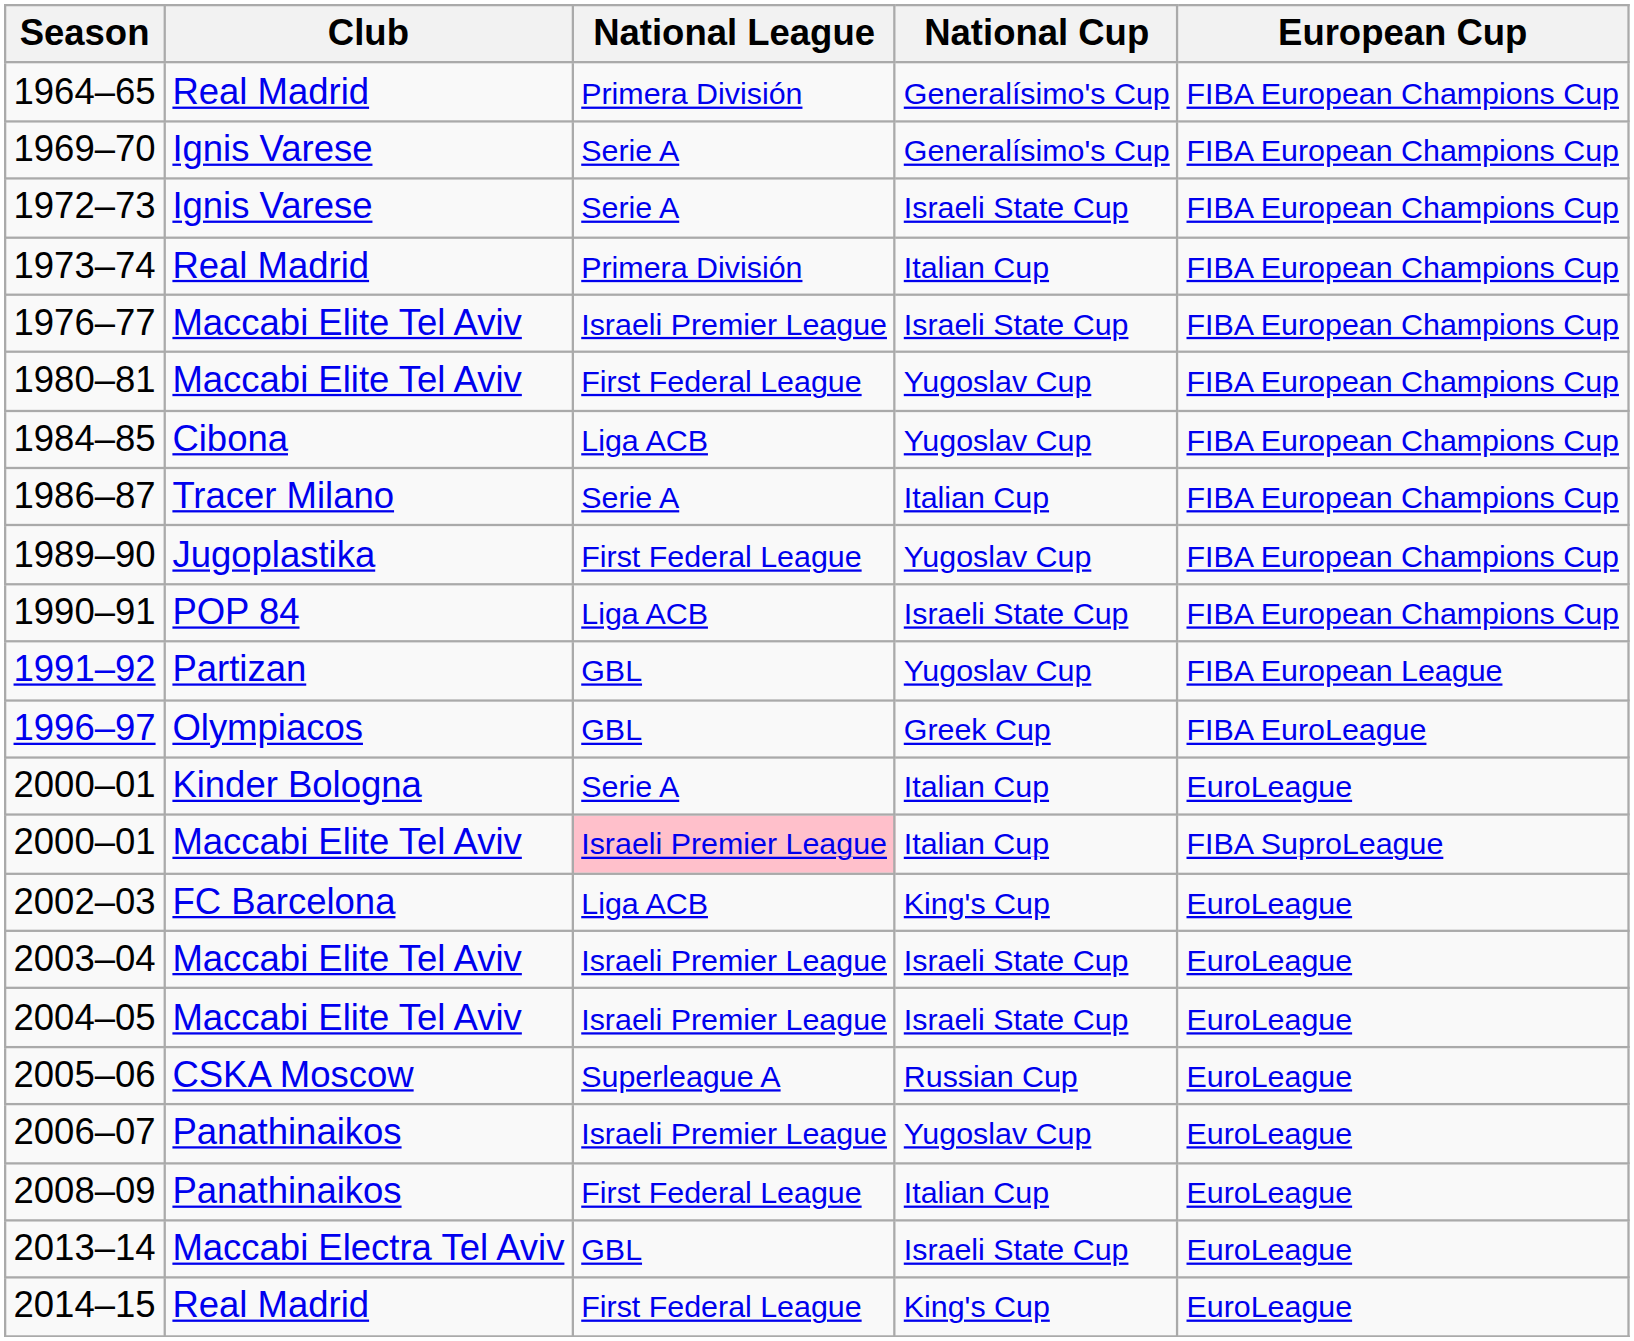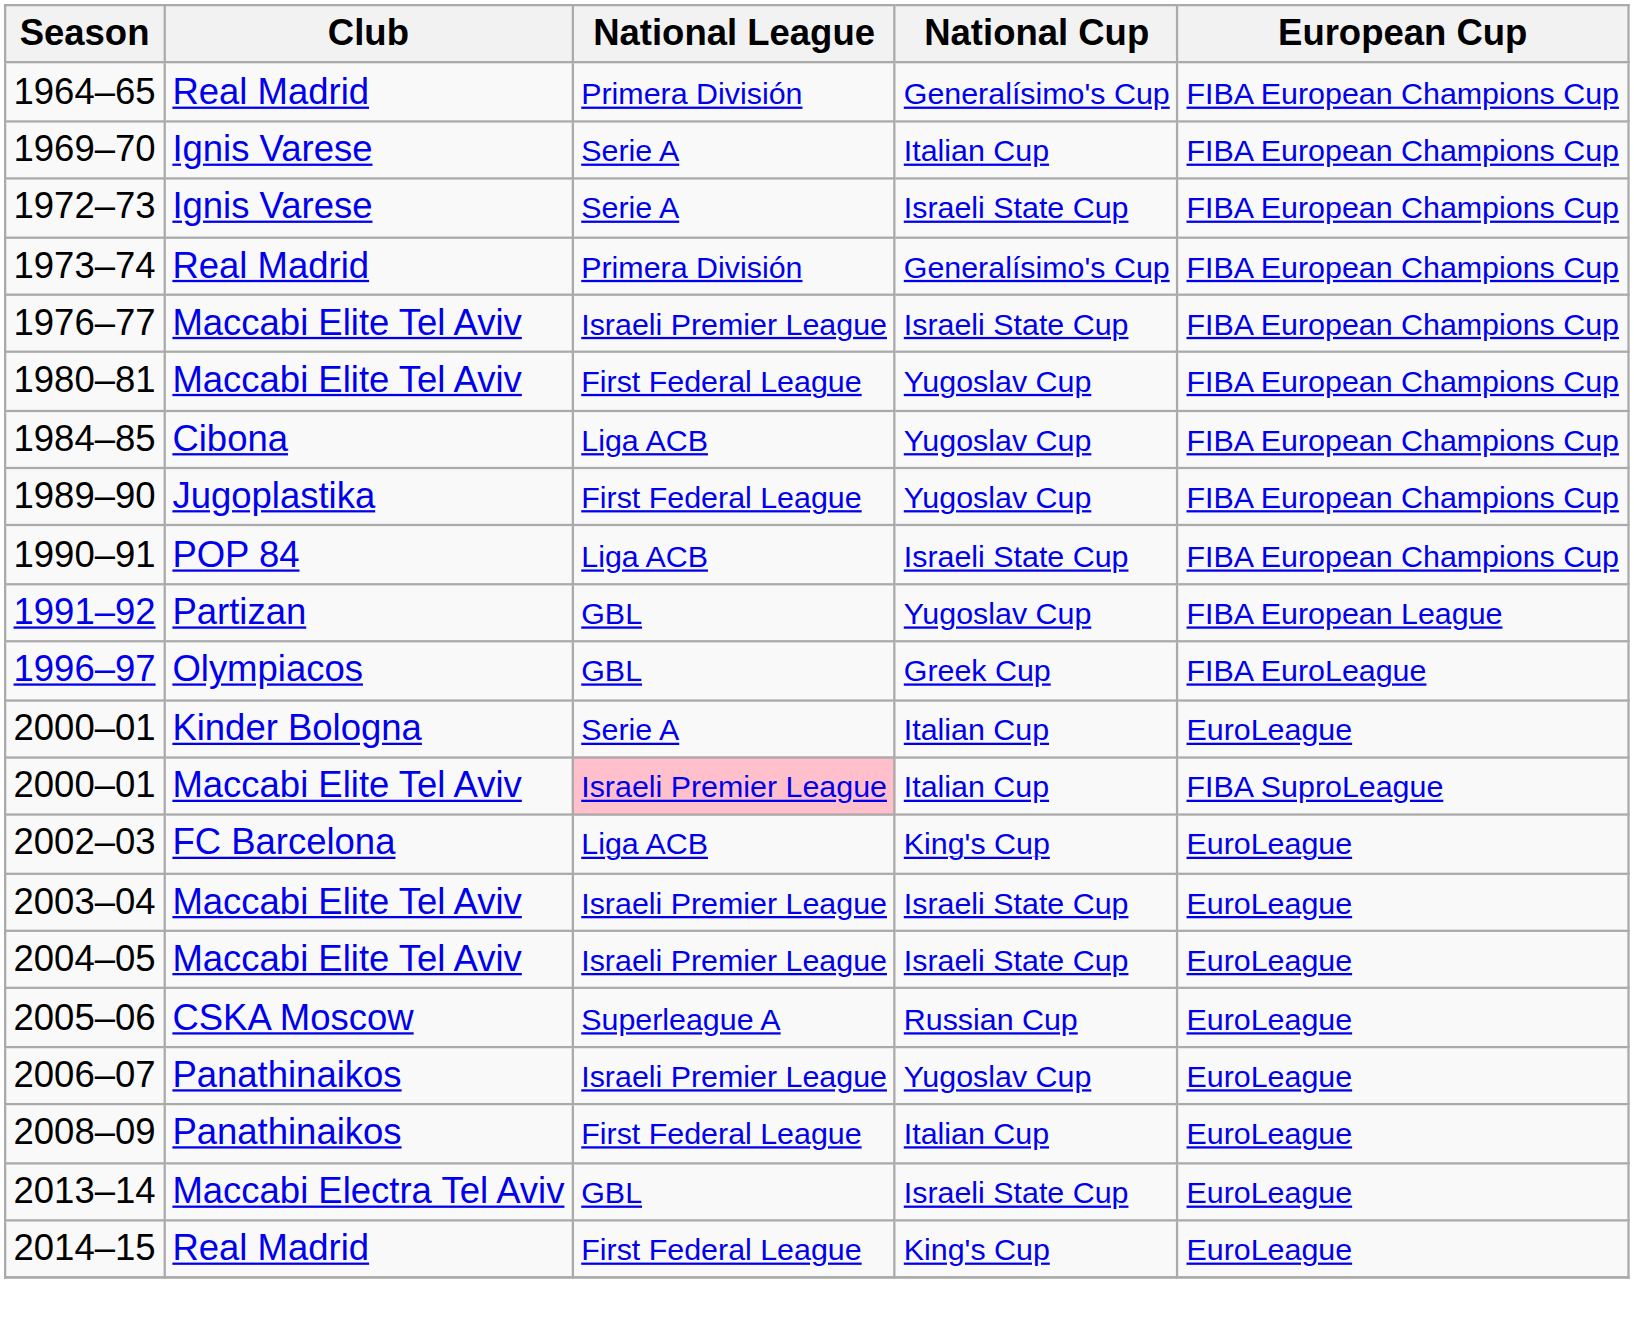(1037, 151) Generalísimo's Cup -> (976, 151) Italian Cup
(976, 267) Italian Cup -> (1037, 267) Generalísimo's Cup
- row: (85, 496)
